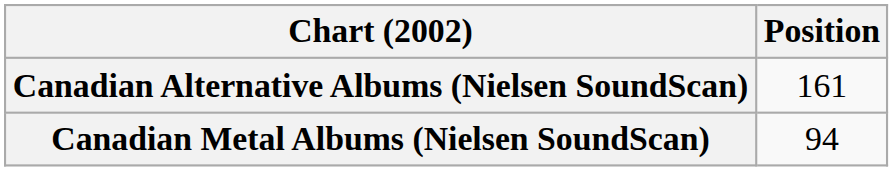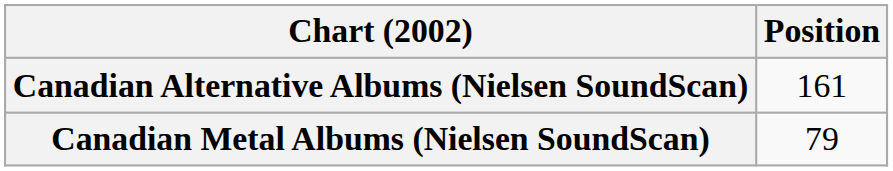(822, 138) 94 -> (822, 138) 79
